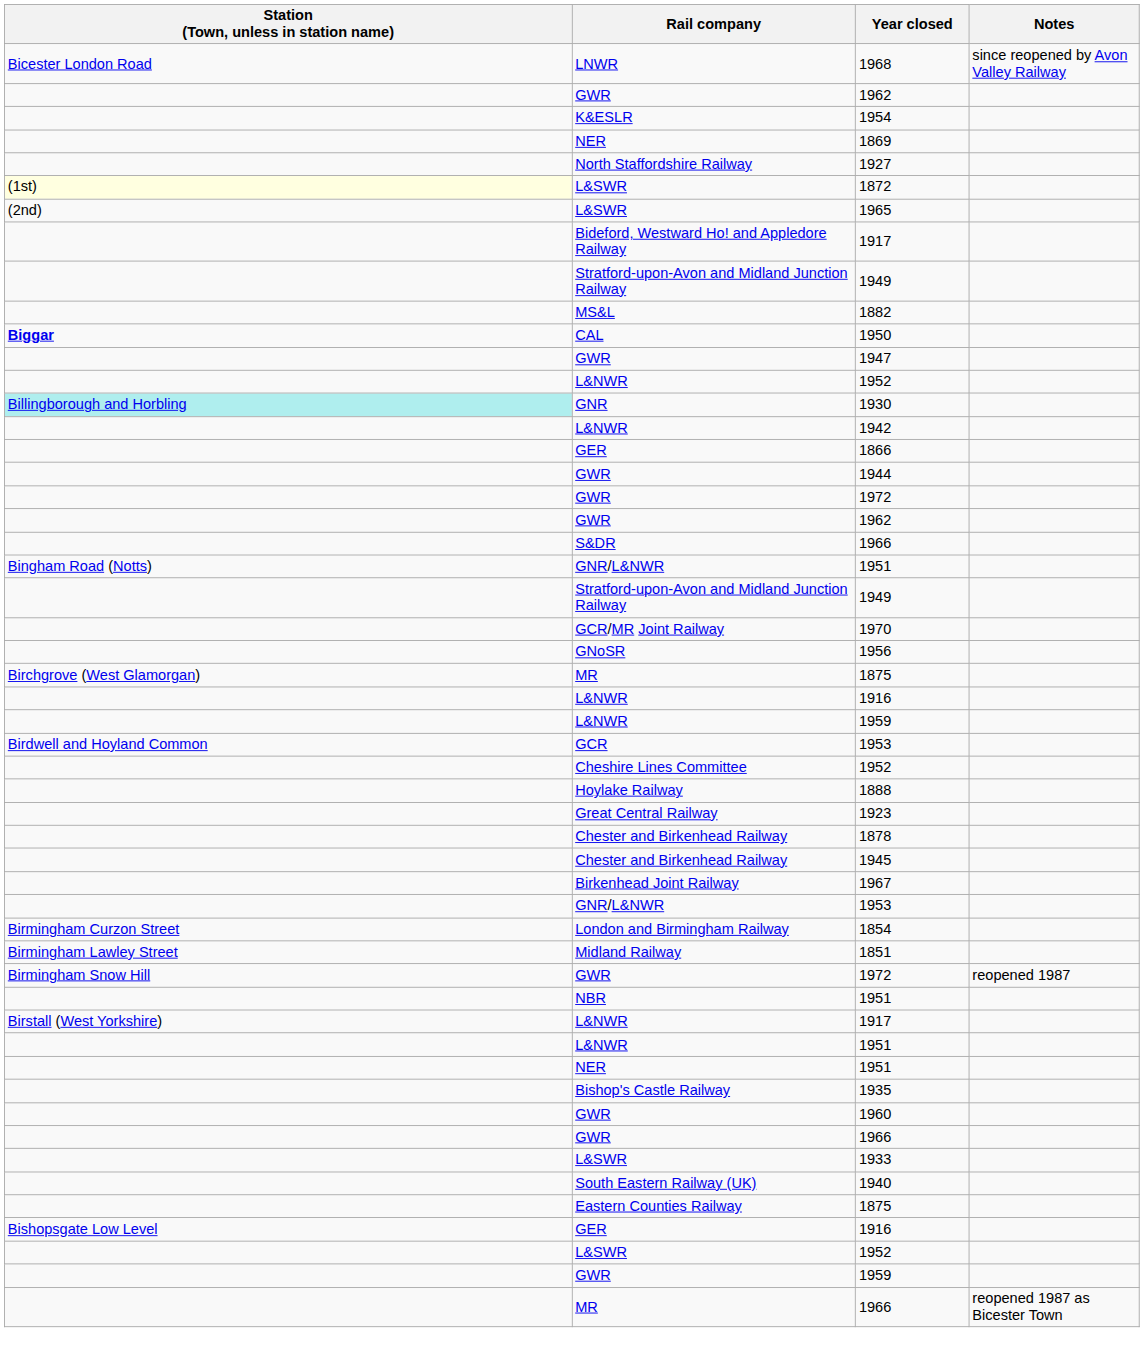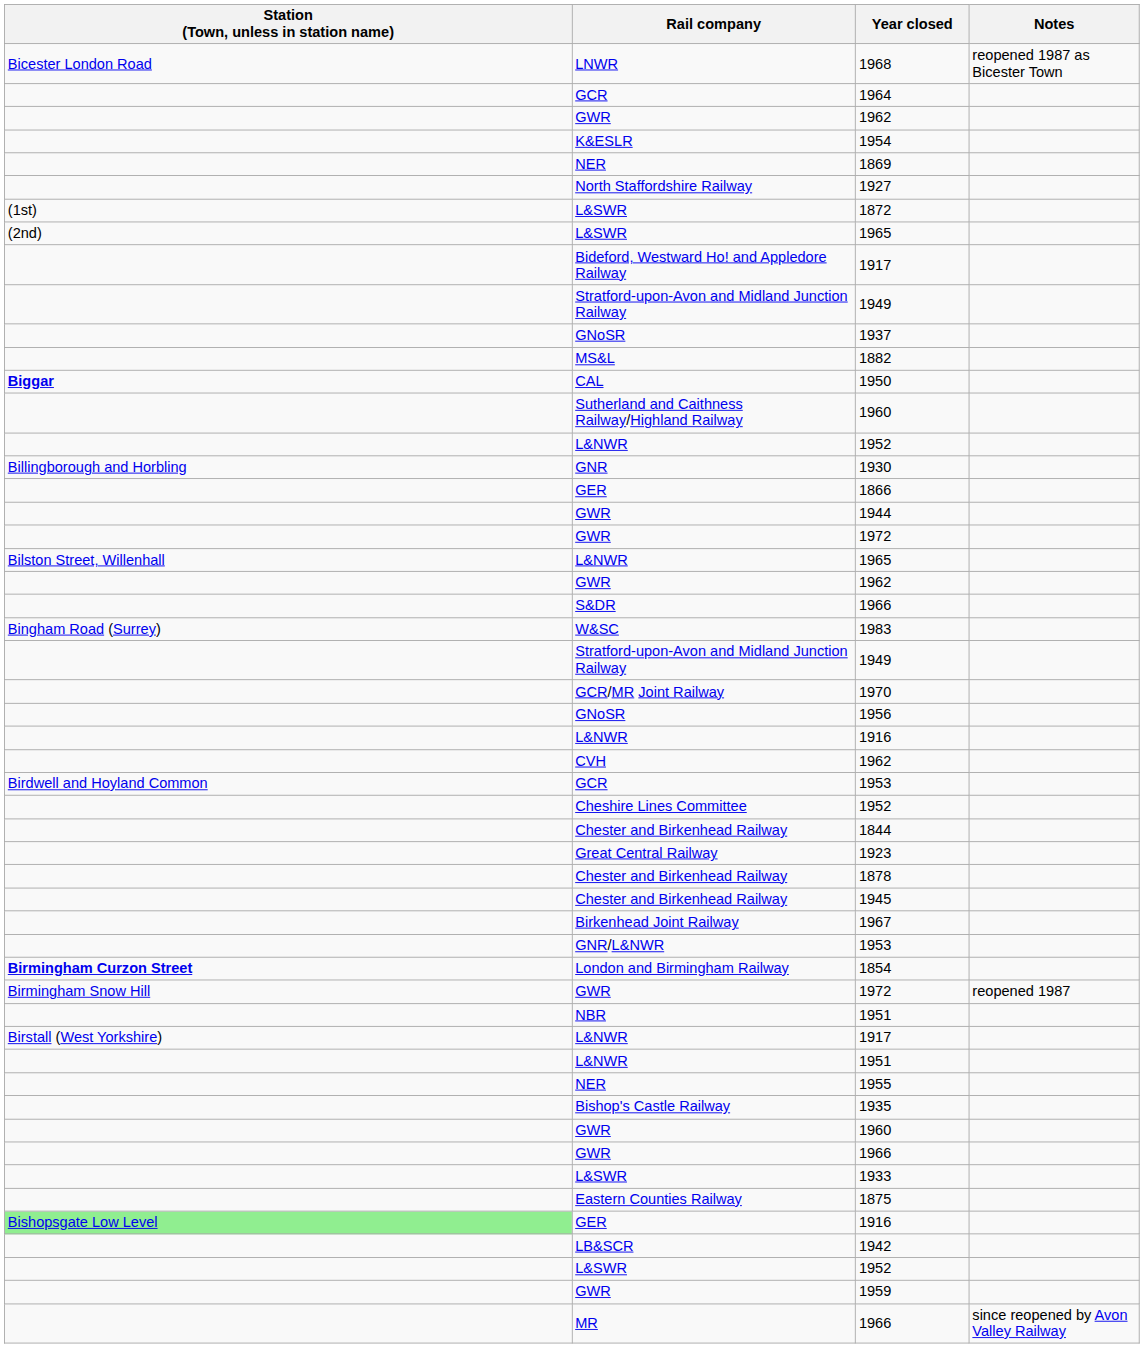(1050, 63) since reopened by Avon Valley Railway -> (1031, 63) reopened 1987 as Bicester Town
+ row: (591, 94)
(22, 187) lightyellow background -> (22, 210) no background
+ row: (600, 335)
+ row: (659, 413)
- row: (593, 358)
(97, 404) paleturquoise background -> (97, 467) no background
- row: (601, 427)
+ row: (601, 559)
- row: (620, 566)
+ row: (597, 629)
- row: (587, 675)
+ row: (591, 760)
- row: (601, 721)
- row: (629, 790)
+ row: (681, 830)
(94, 929) normal -> (100, 968) bold
- row: (628, 952)
- row: (591, 1067)
+ row: (591, 1084)
- row: (666, 1183)
(83, 1229) no background -> (83, 1222) lightgreen background
+ row: (604, 1245)
(1031, 1306) reopened 1987 as Bicester Town -> (1050, 1323) since reopened by Avon Valley Railway
